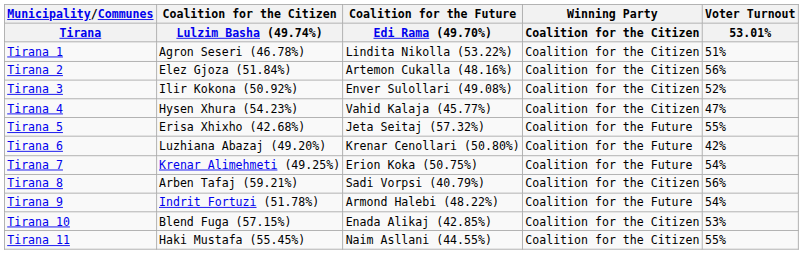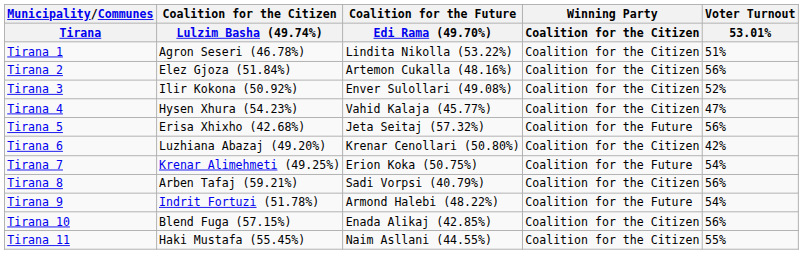(715, 127) 55% -> (715, 127) 56%
(609, 146) Coalition for the Future -> (612, 146) Coalition for the Citizen
(715, 221) 53% -> (715, 221) 56%
